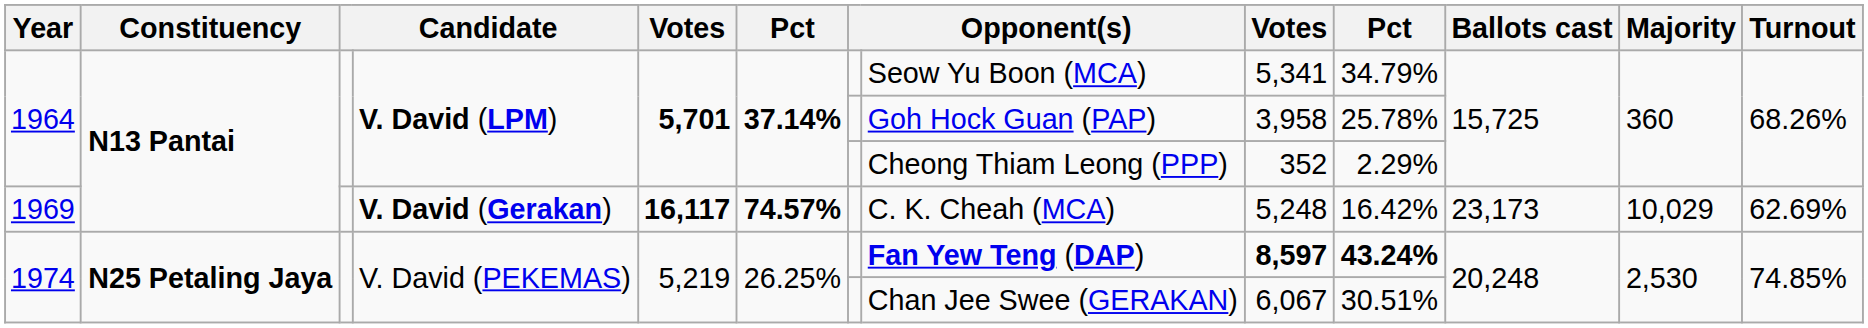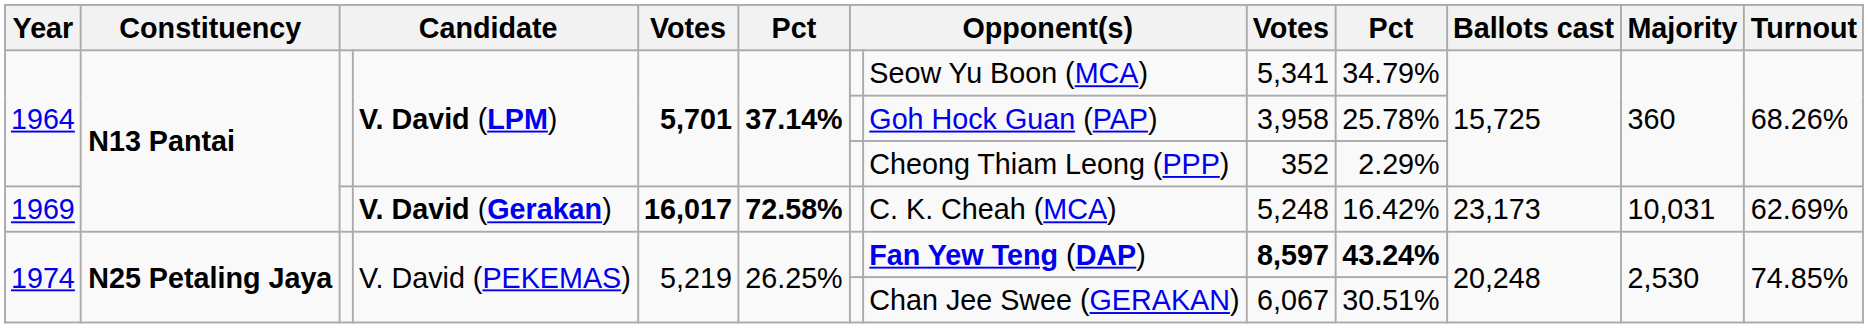(687, 210) 16,117 -> (688, 210) 16,017
(792, 210) 74.57% -> (794, 210) 72.58%
(1670, 210) 10,029 -> (1671, 210) 10,031
